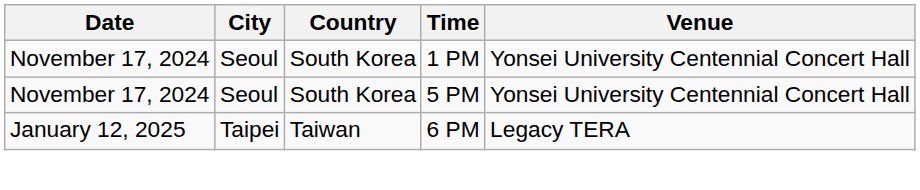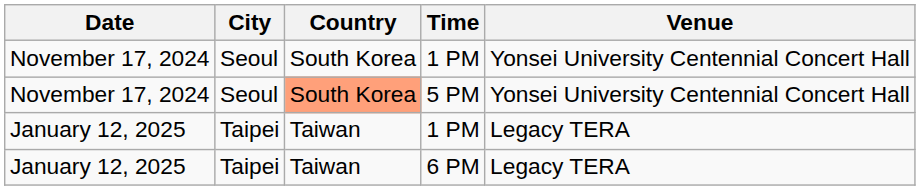(353, 94) no background -> (353, 94) lightsalmon background
+ row: (98, 130)
